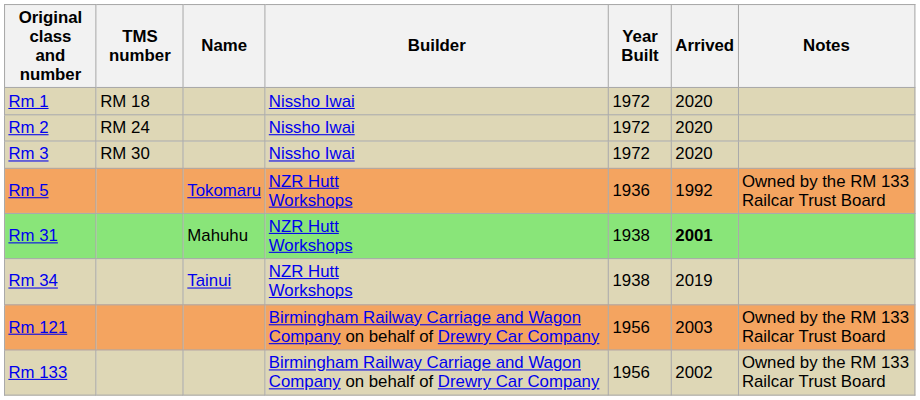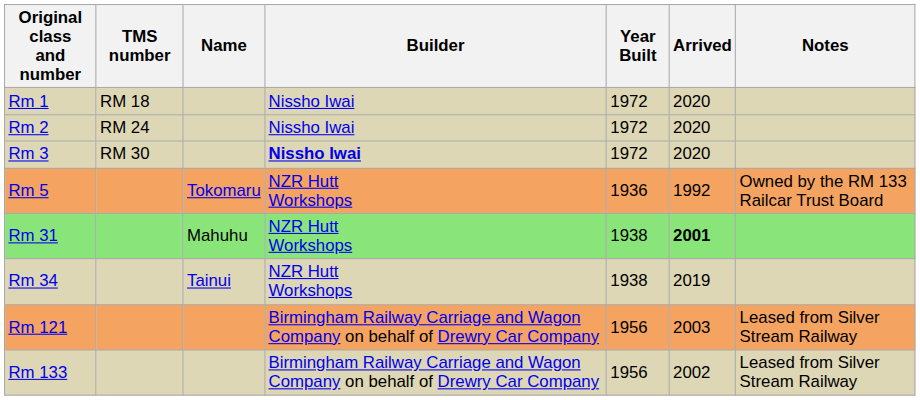(312, 154) normal -> (315, 154) bold
(825, 327) Owned by the RM 133 Railcar Trust Board -> (810, 327) Leased from Silver Stream Railway
(825, 372) Owned by the RM 133 Railcar Trust Board -> (810, 372) Leased from Silver Stream Railway
